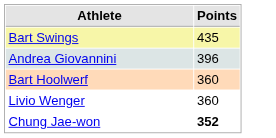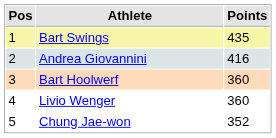+ column: (21, 16)
(208, 59) 396 -> (238, 59) 416
(208, 121) bold -> (238, 121) normal
